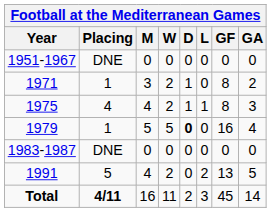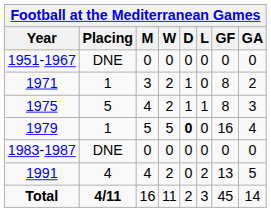(108, 106) 4 -> (108, 106) 5
(108, 173) 5 -> (108, 173) 4
